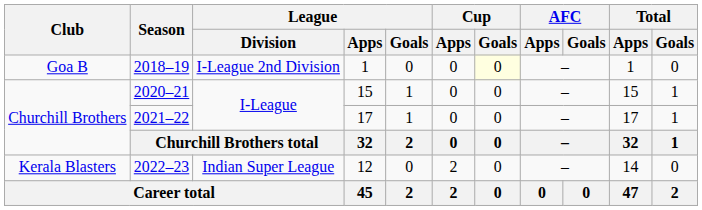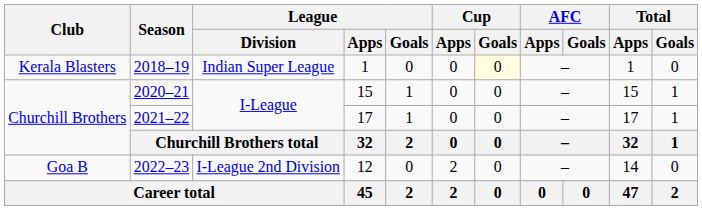(67, 67) Goa B -> (67, 67) Kerala Blasters
(268, 67) I-League 2nd Division -> (268, 67) Indian Super League
(67, 167) Kerala Blasters -> (67, 167) Goa B
(268, 167) Indian Super League -> (268, 167) I-League 2nd Division
